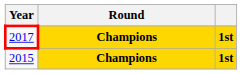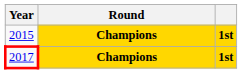rows swapped: (21, 59) <-> (21, 37)
